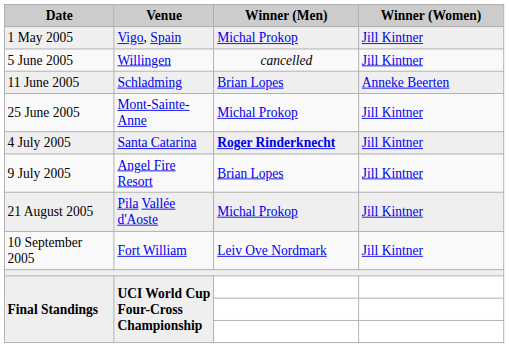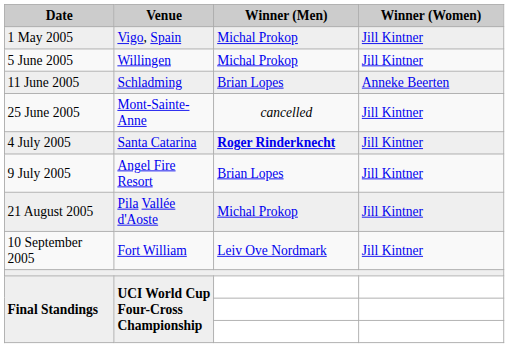(286, 60) cancelled -> (258, 60) Michal Prokop
(258, 113) Michal Prokop -> (286, 113) cancelled
